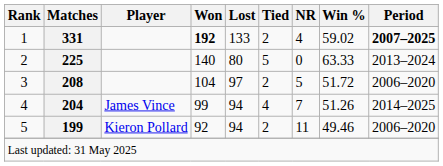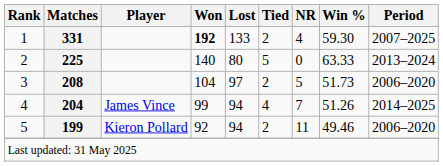(338, 37) 59.02 -> (338, 37) 59.30
(404, 37) bold -> (404, 37) normal
(338, 82) 51.72 -> (338, 82) 51.73
